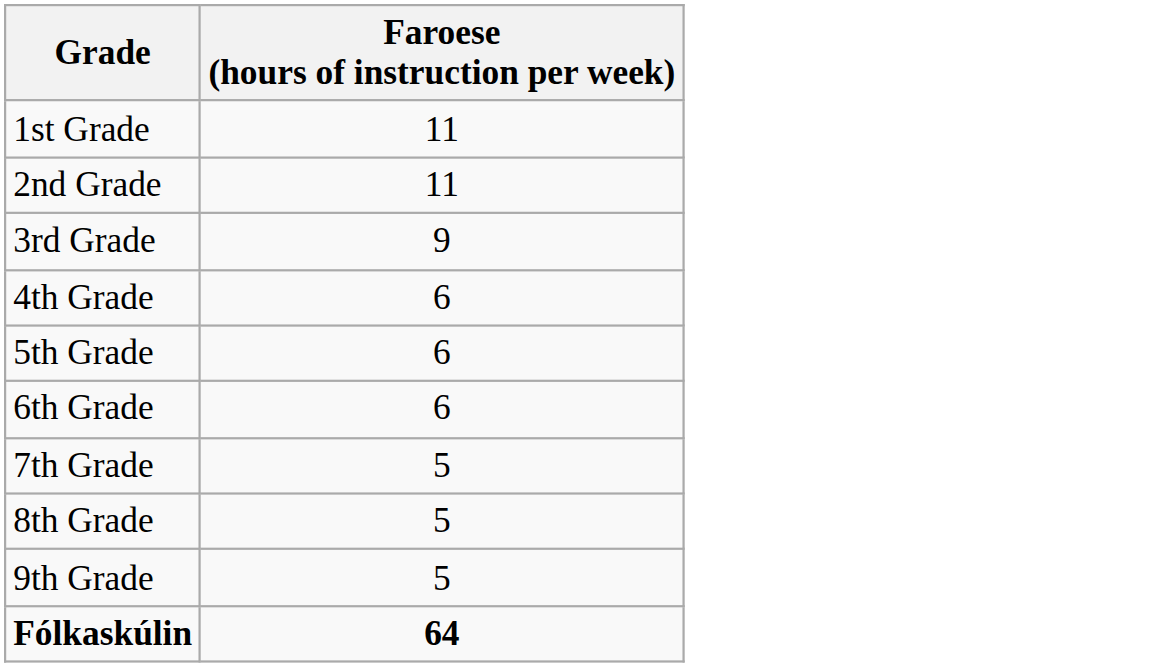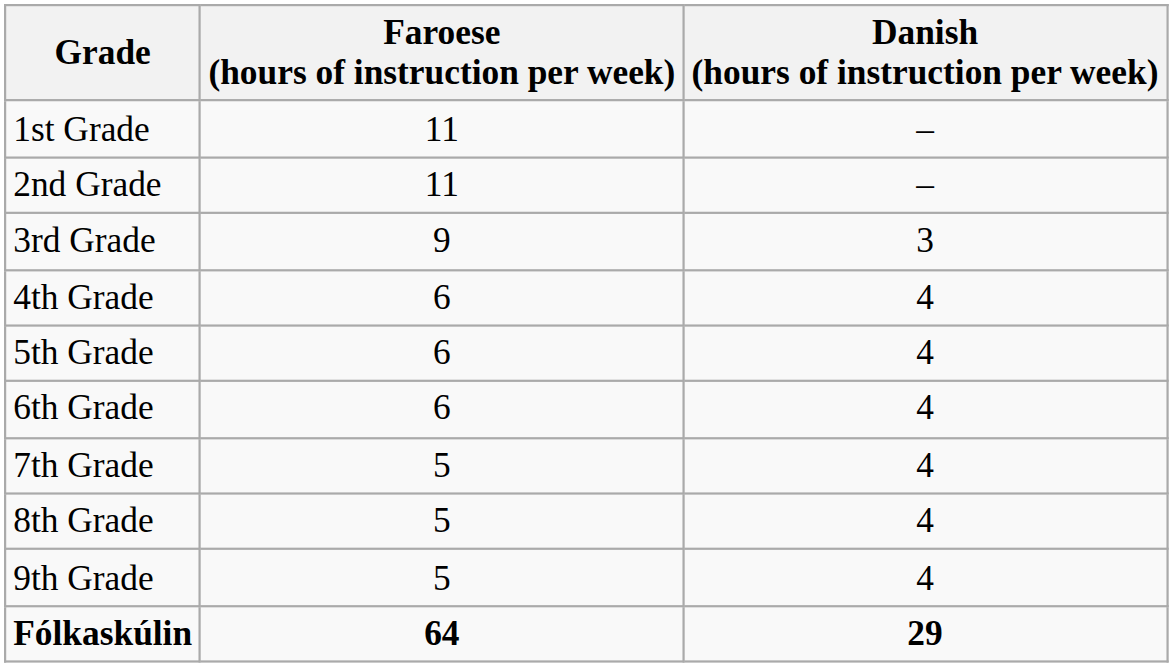+ column: (925, 52)
